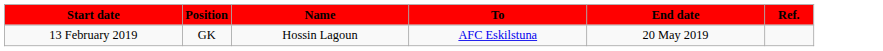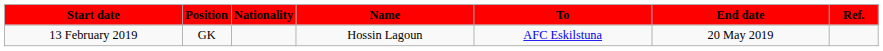+ column: (264, 15)
